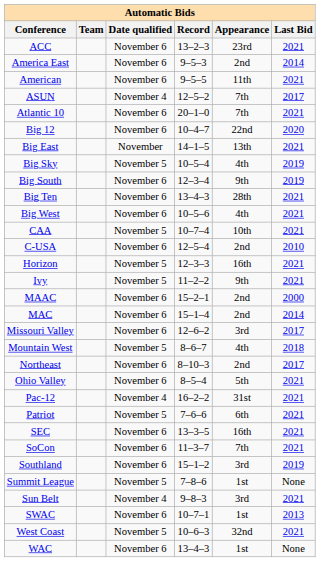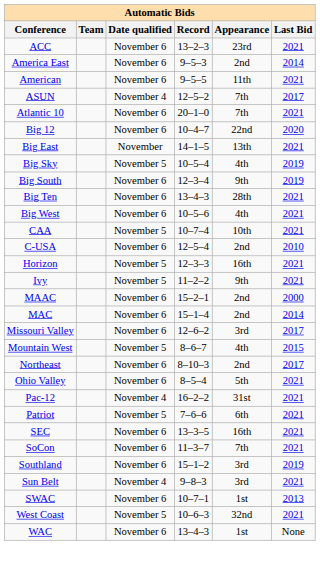(293, 347) 2018 -> (293, 347) 2015
- row: (40, 481)
